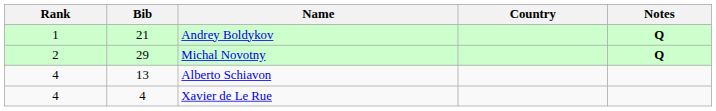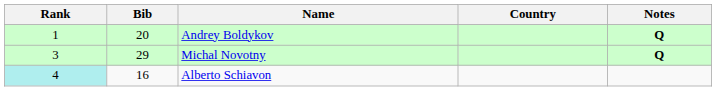(143, 34) 21 -> (143, 34) 20
(56, 55) 2 -> (56, 55) 3
(56, 75) no background -> (56, 75) paleturquoise background
(143, 75) 13 -> (143, 75) 16
- row: (227, 95)
